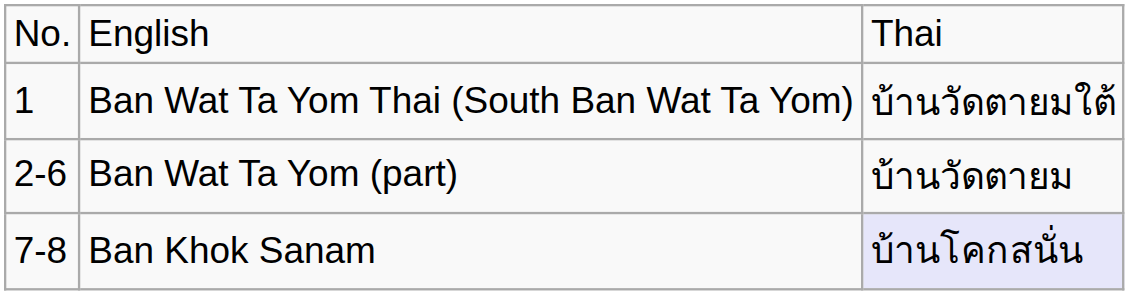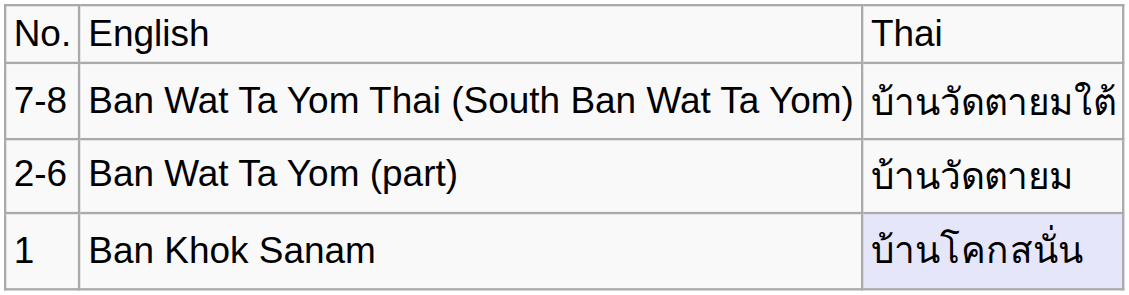(24, 100) 1 -> (40, 100) 7-8
(40, 250) 7-8 -> (24, 250) 1
